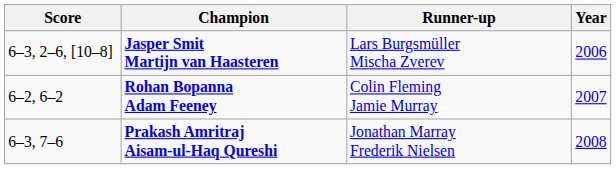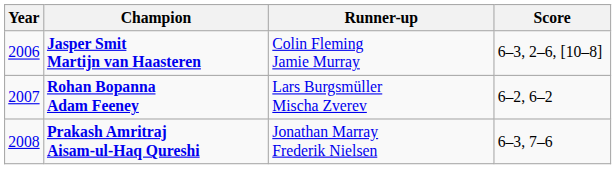columns swapped: (591, 17) <-> (63, 17)
(405, 52) Lars Burgsmüller Mischa Zverev -> (318, 52) Colin Fleming Jamie Murray
(395, 97) Colin Fleming Jamie Murray -> (327, 97) Lars Burgsmüller Mischa Zverev
